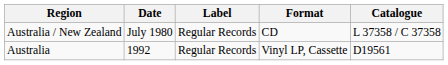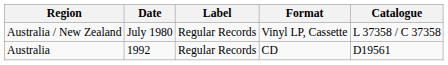(270, 32) CD -> (305, 32) Vinyl LP, Cassette
(305, 50) Vinyl LP, Cassette -> (270, 50) CD
